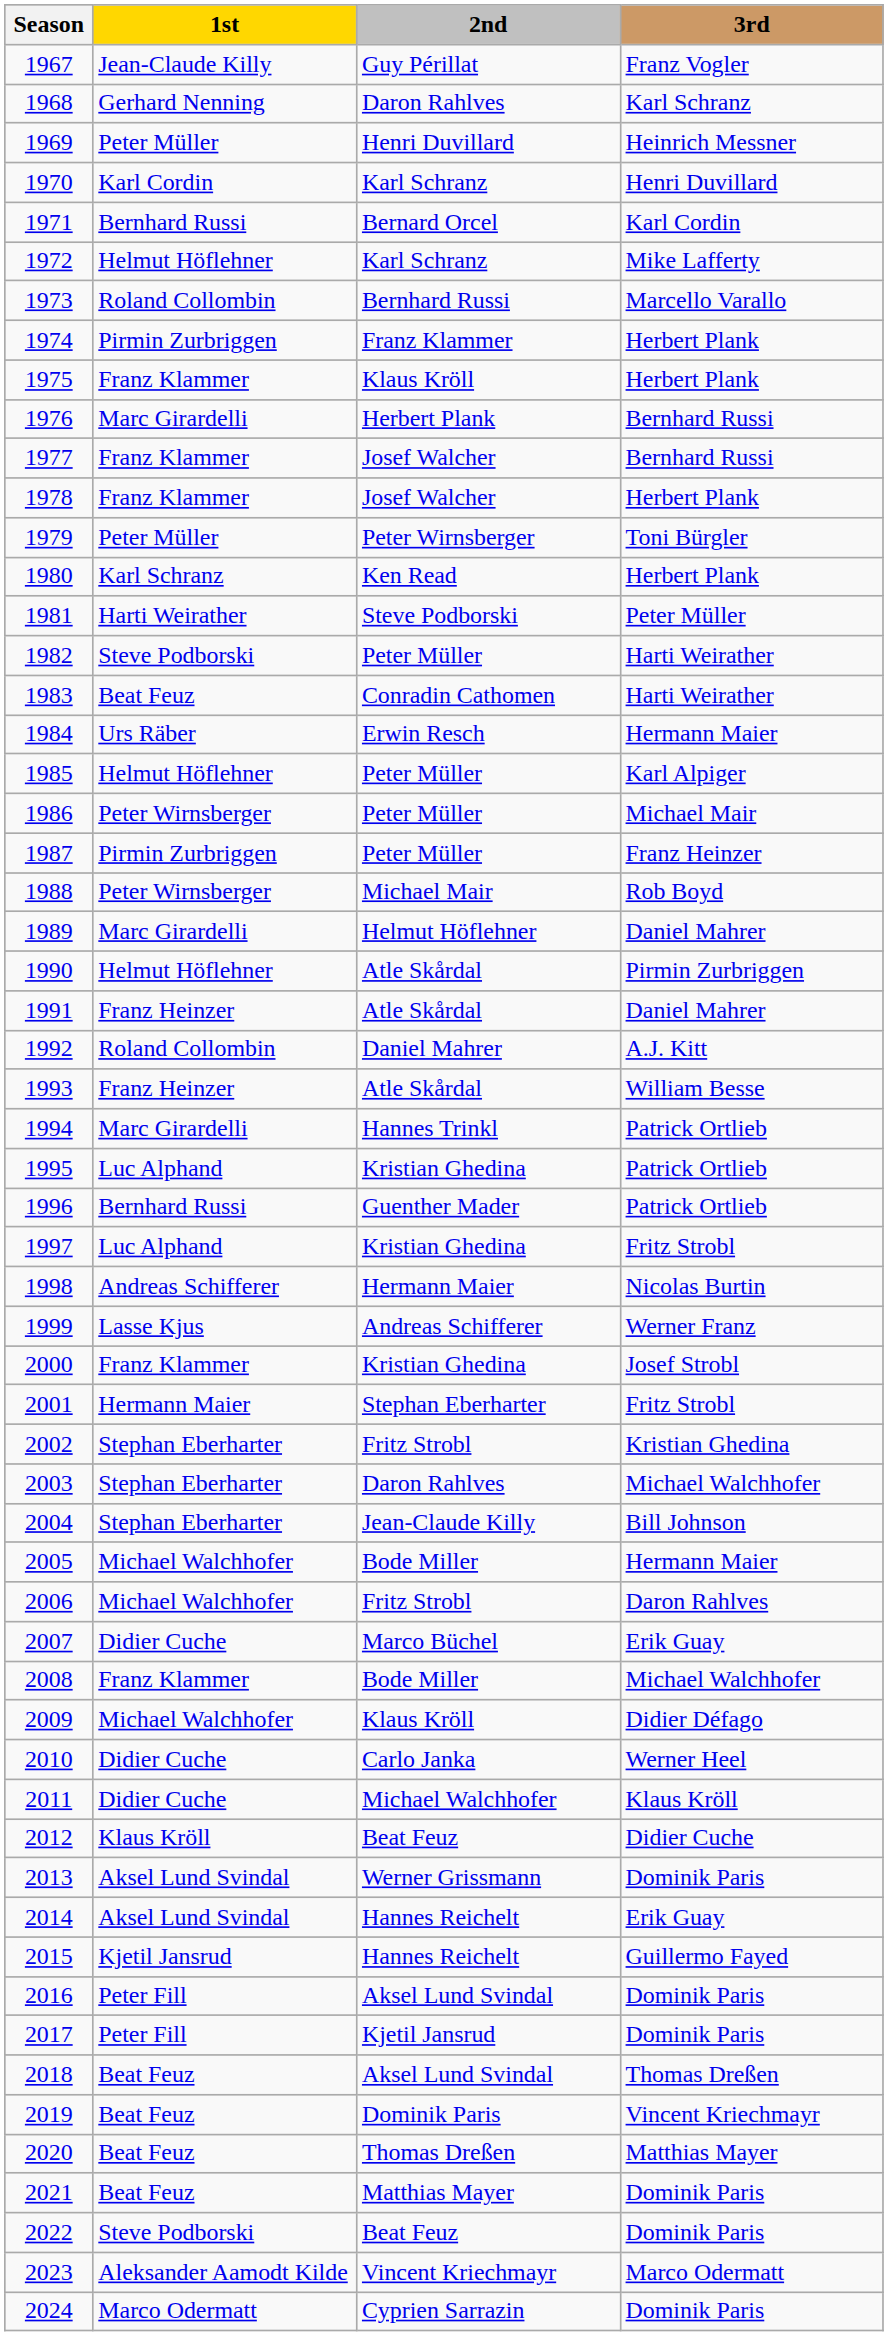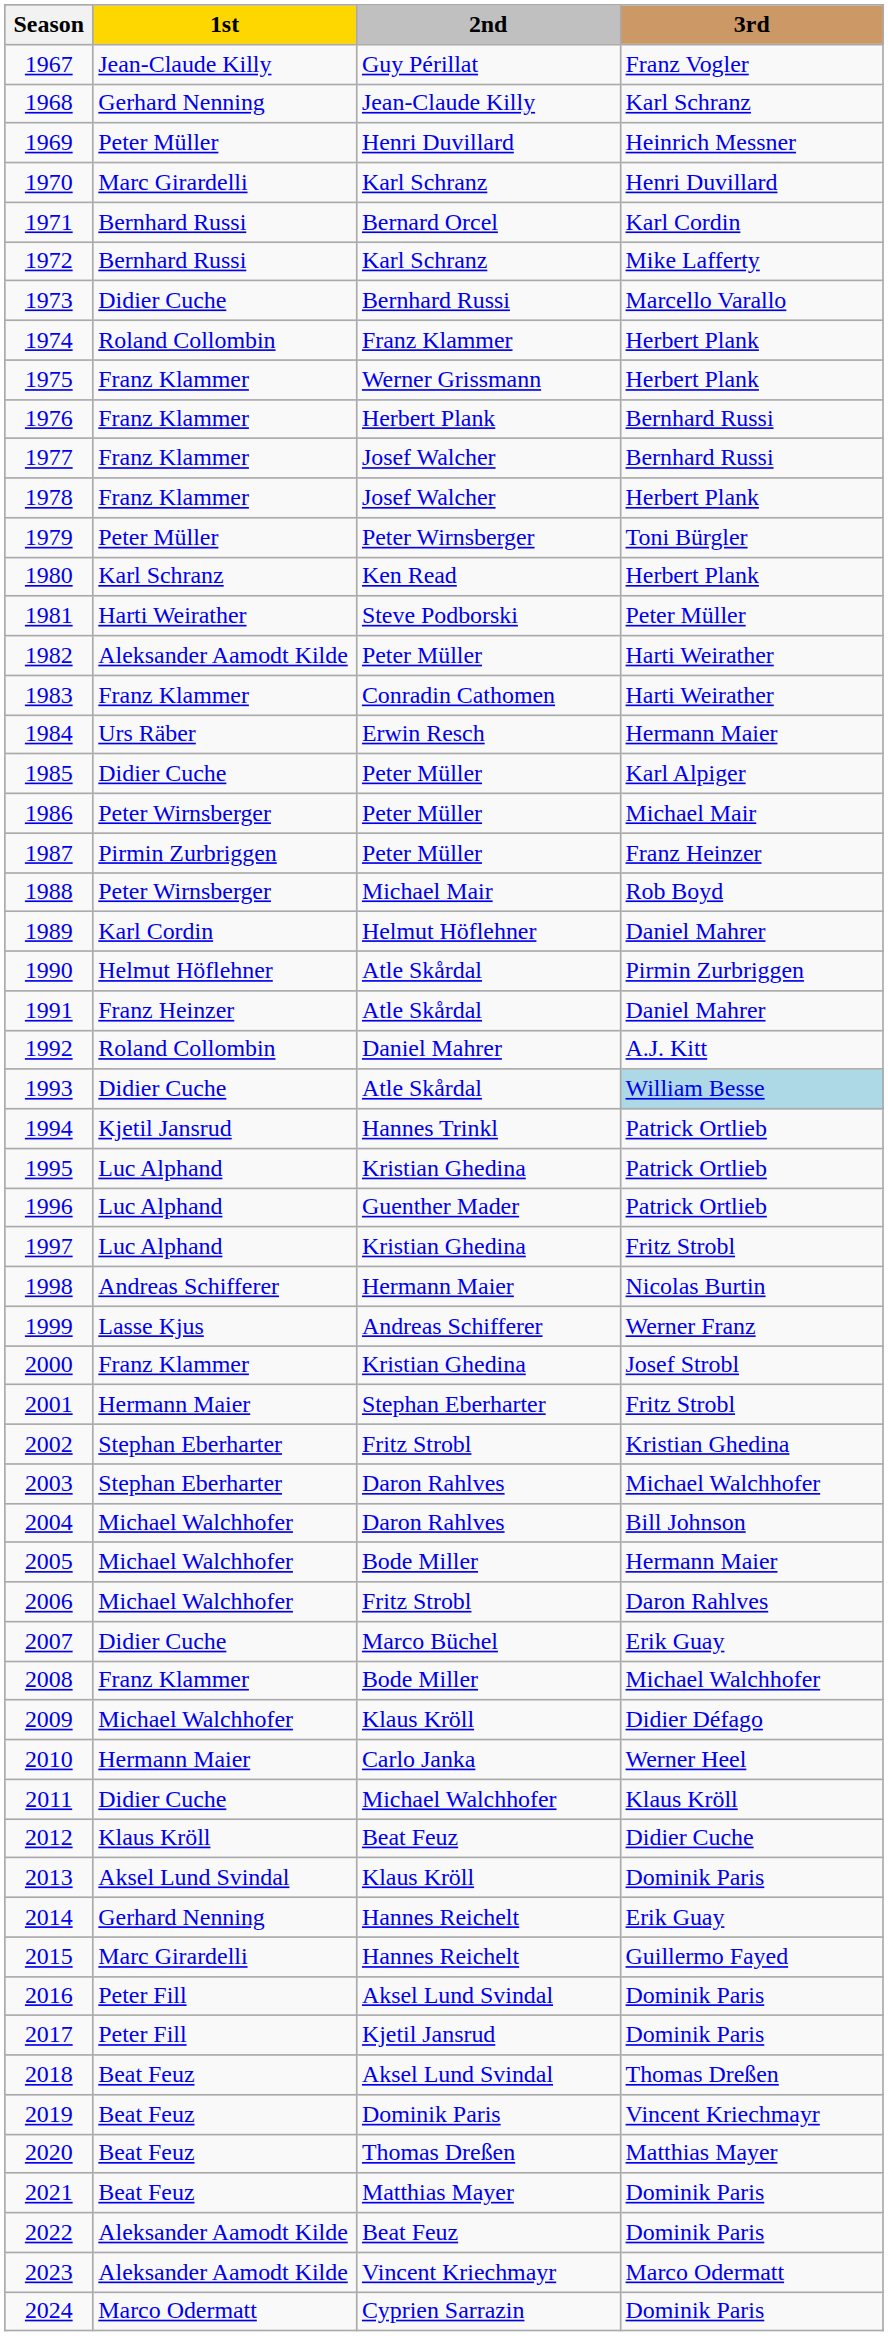(433, 103) Daron Rahlves -> (449, 103) Jean-Claude Killy
(156, 182) Karl Cordin -> (173, 182) Marc Girardelli
(186, 261) Helmut Höflehner -> (172, 261) Bernhard Russi
(187, 300) Roland Collombin -> (162, 300) Didier Cuche
(188, 340) Pirmin Zurbriggen -> (187, 340) Roland Collombin
(418, 379) Klaus Kröll -> (452, 379) Werner Grissmann
(173, 418) Marc Girardelli -> (174, 418) Franz Klammer
(176, 655) Steve Podborski -> (223, 655) Aleksander Aamodt Kilde
(146, 694) Beat Feuz -> (174, 694) Franz Klammer
(186, 773) Helmut Höflehner -> (162, 773) Didier Cuche
(173, 931) Marc Girardelli -> (156, 931) Karl Cordin
(166, 1089) Franz Heinzer -> (162, 1089) Didier Cuche
(695, 1089) no background -> (695, 1089) lightblue background
(173, 1128) Marc Girardelli -> (165, 1128) Kjetil Jansrud
(172, 1207) Bernhard Russi -> (160, 1207) Luc Alphand
(190, 1522) Stephan Eberharter -> (196, 1522) Michael Walchhofer
(449, 1522) Jean-Claude Killy -> (433, 1522) Daron Rahlves
(162, 1759) Didier Cuche -> (174, 1759) Hermann Maier
(452, 1877) Werner Grissmann -> (418, 1877) Klaus Kröll
(194, 1917) Aksel Lund Svindal -> (182, 1917) Gerhard Nenning
(165, 1956) Kjetil Jansrud -> (173, 1956) Marc Girardelli
(176, 2232) Steve Podborski -> (223, 2232) Aleksander Aamodt Kilde
